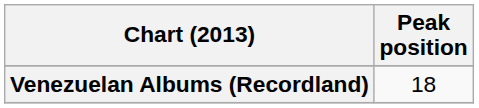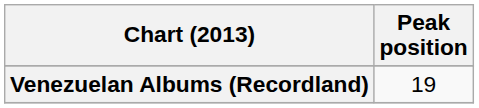(424, 84) 18 -> (424, 84) 19
